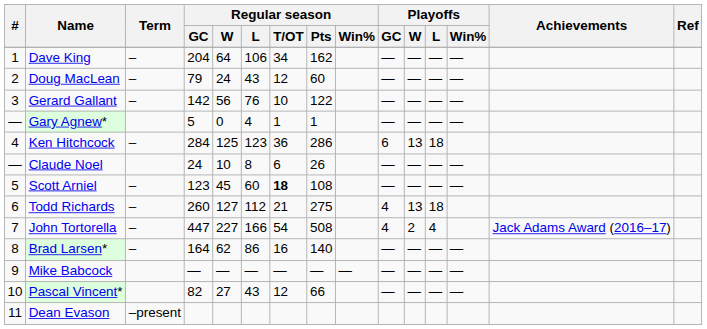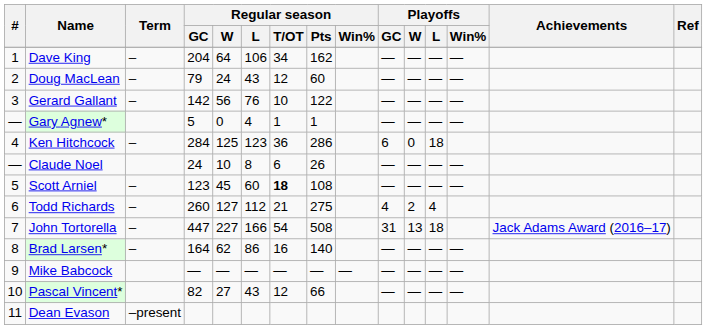(415, 143) 13 -> (411, 143) 0
(415, 206) 13 -> (411, 206) 2
(436, 206) 18 -> (432, 206) 4
(385, 228) 4 -> (389, 228) 31
(411, 228) 2 -> (415, 228) 13
(432, 228) 4 -> (436, 228) 18
